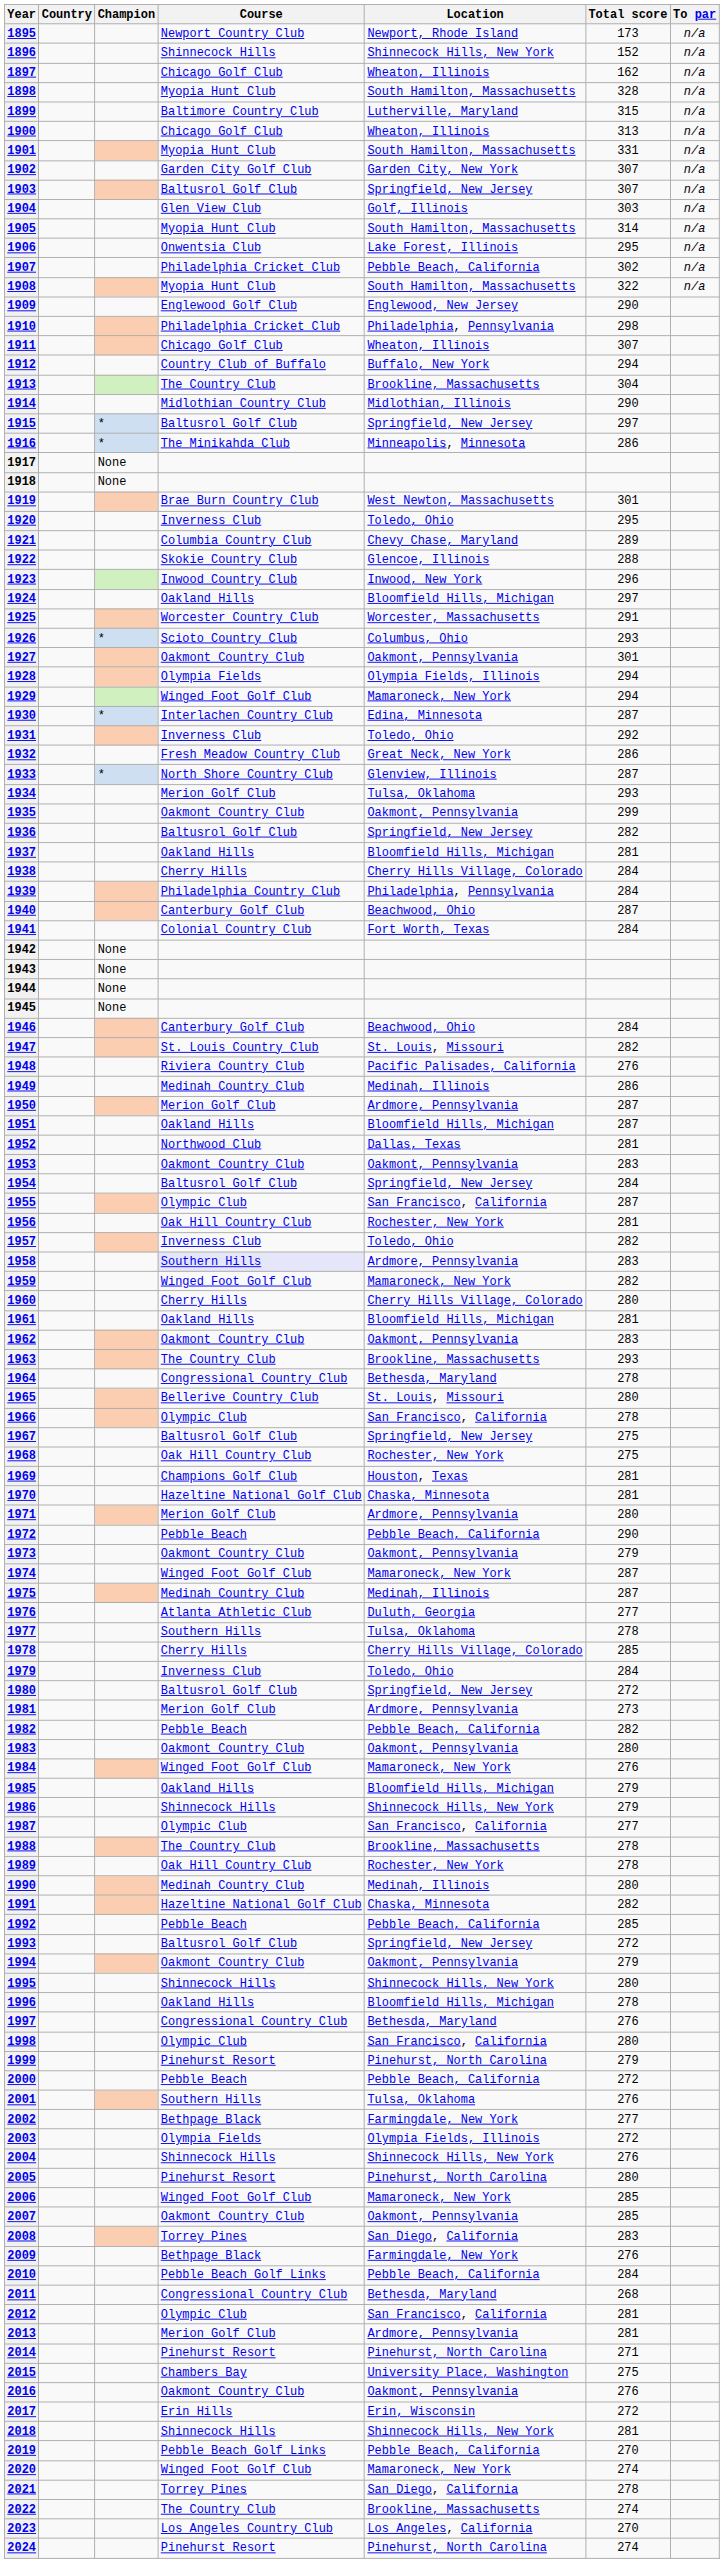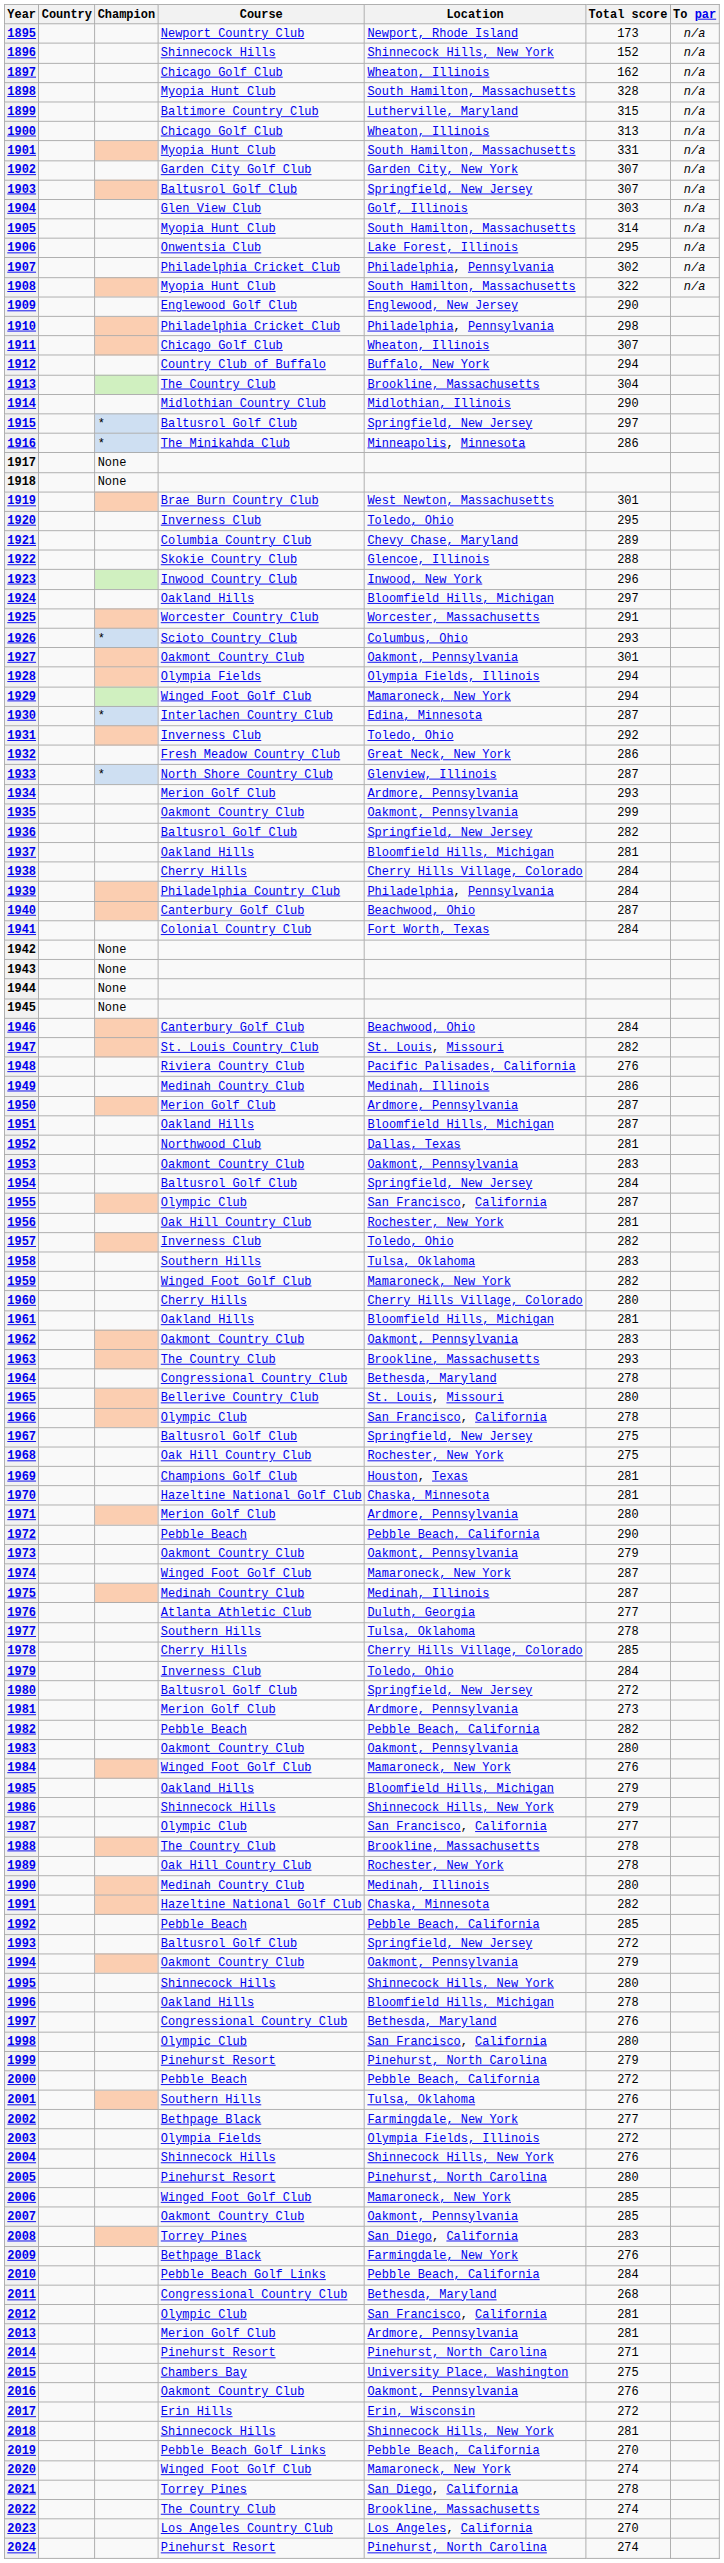(454, 268) Pebble Beach, California -> (461, 268) Philadelphia, Pennsylvania
(421, 794) Tulsa, Oklahoma -> (443, 794) Ardmore, Pennsylvania
(211, 1262) lavender background -> (211, 1262) no background
(443, 1262) Ardmore, Pennsylvania -> (421, 1262) Tulsa, Oklahoma
